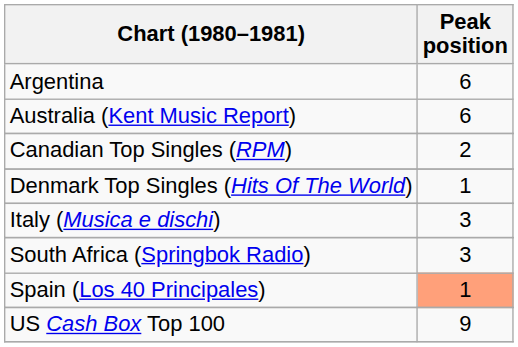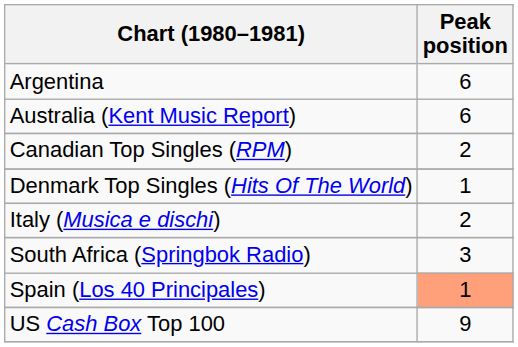(465, 220) 3 -> (465, 220) 2
